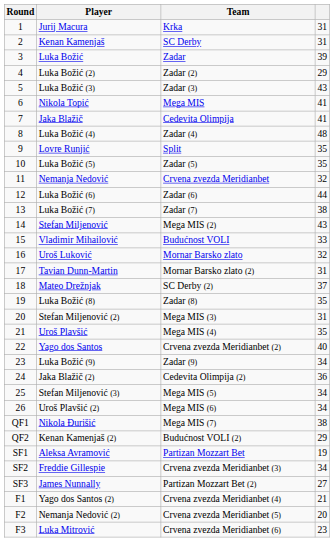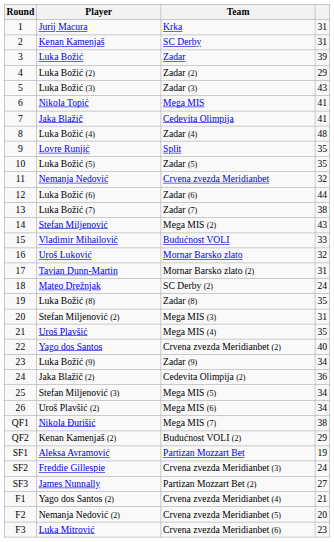(322, 286) 37 -> (322, 286) 24
(322, 468) 34 -> (322, 468) 24
